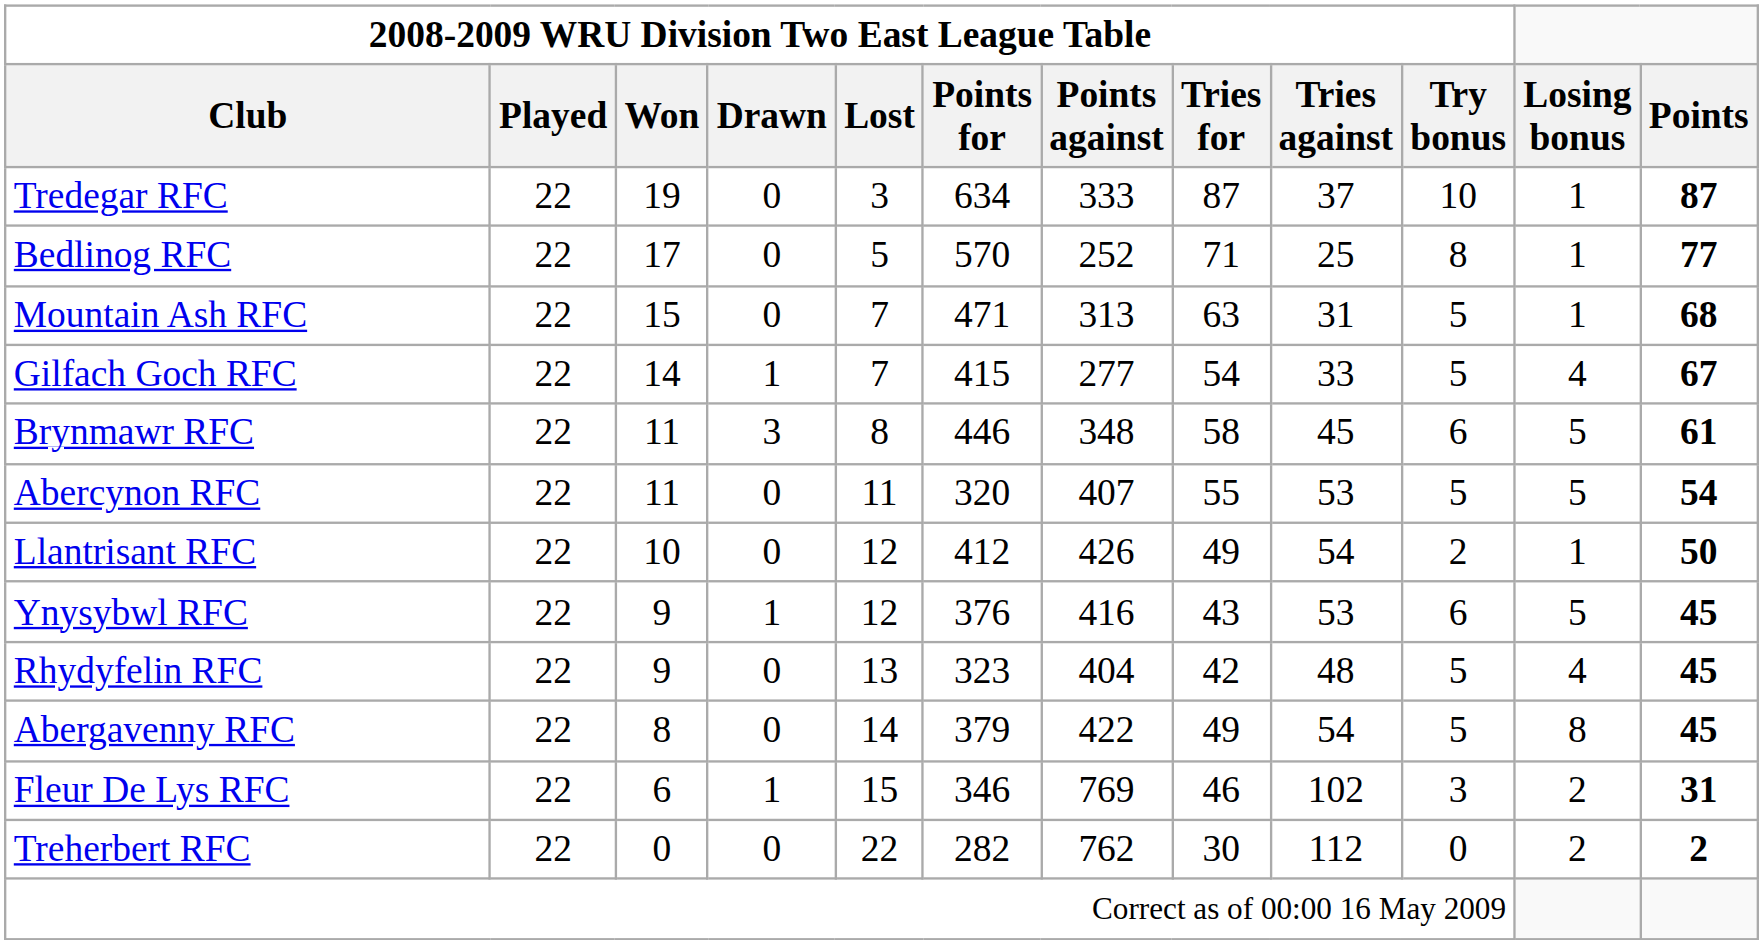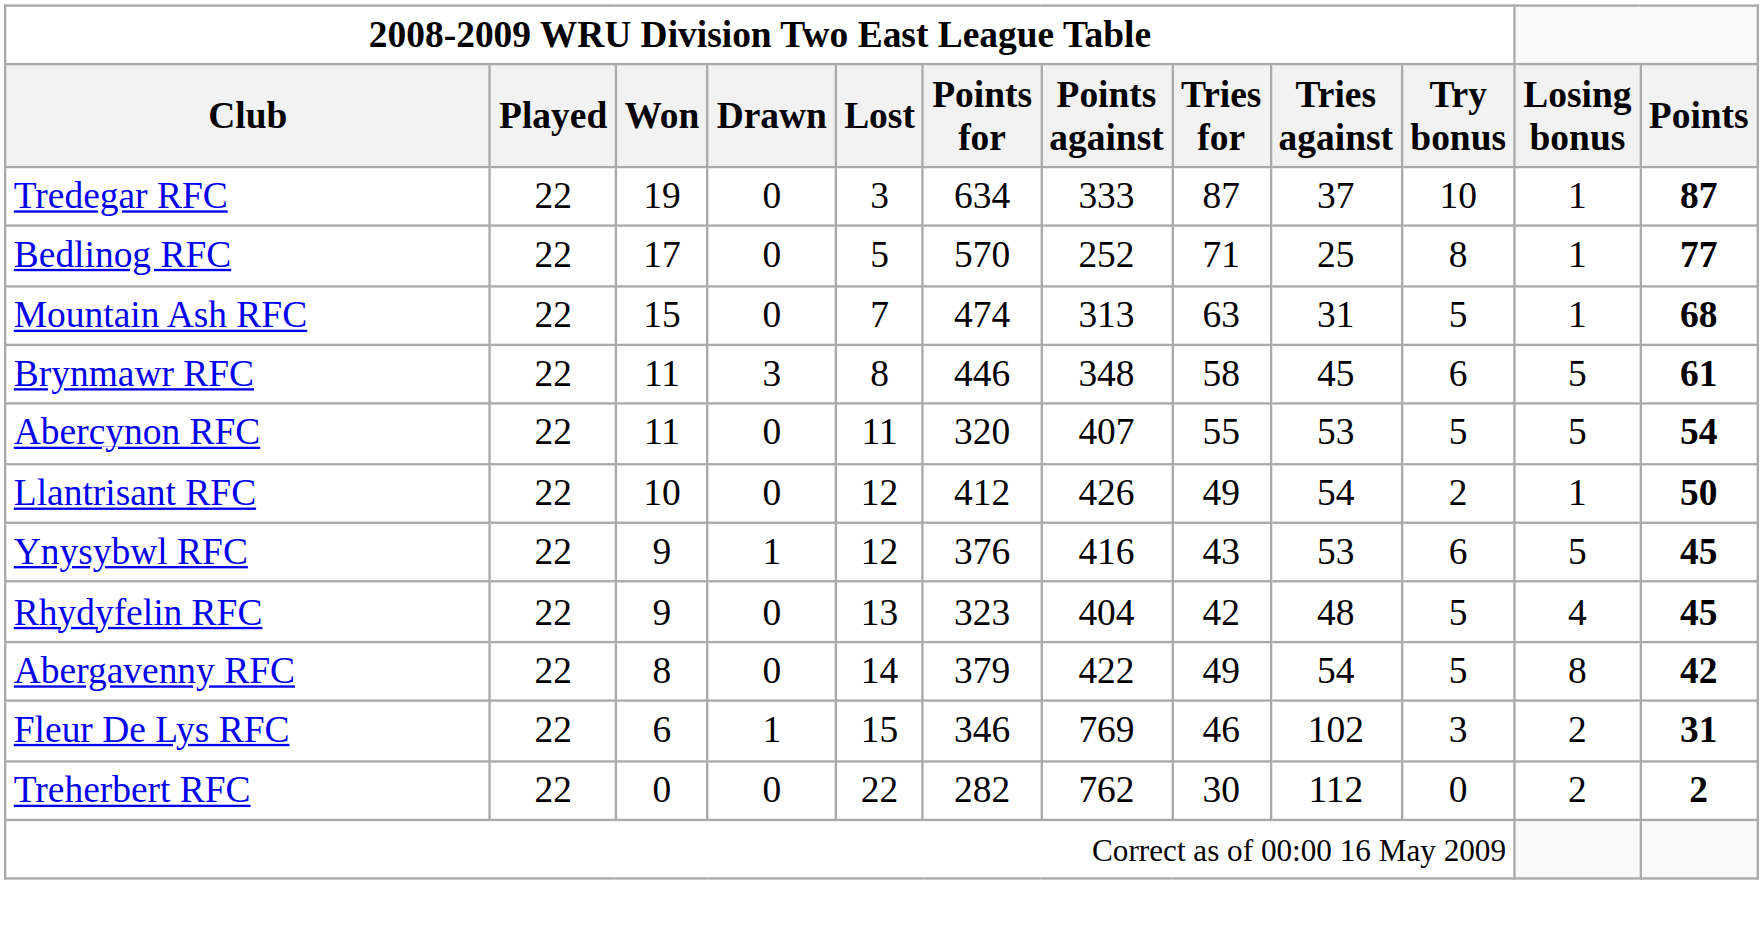(982, 314) 471 -> (982, 314) 474
- row: (155, 373)
(1699, 729) 45 -> (1699, 670) 42
